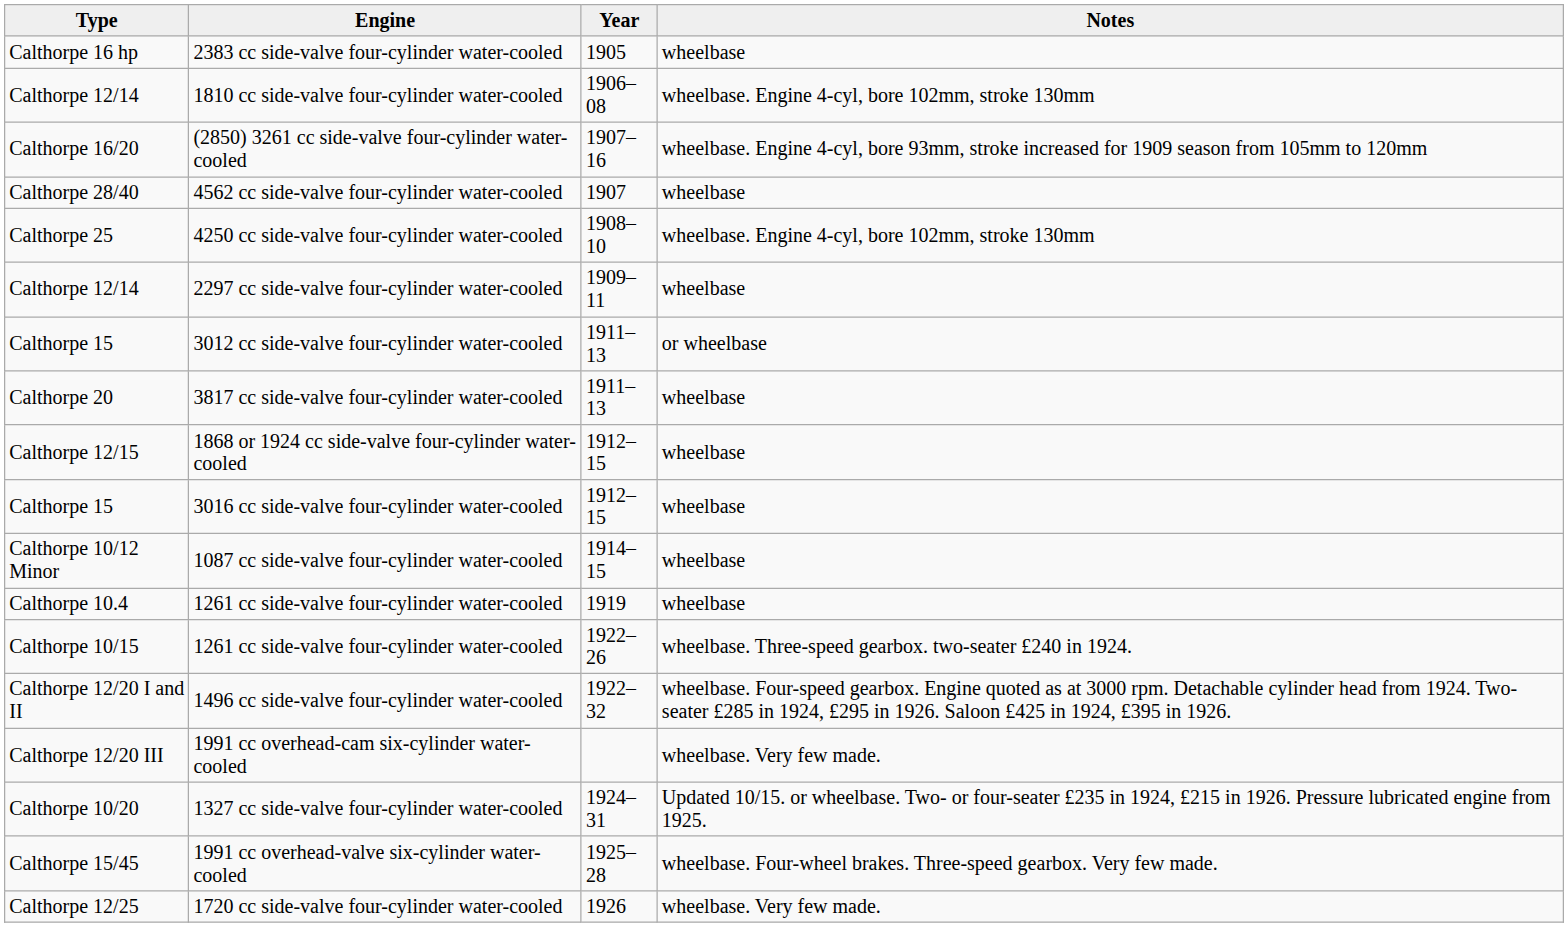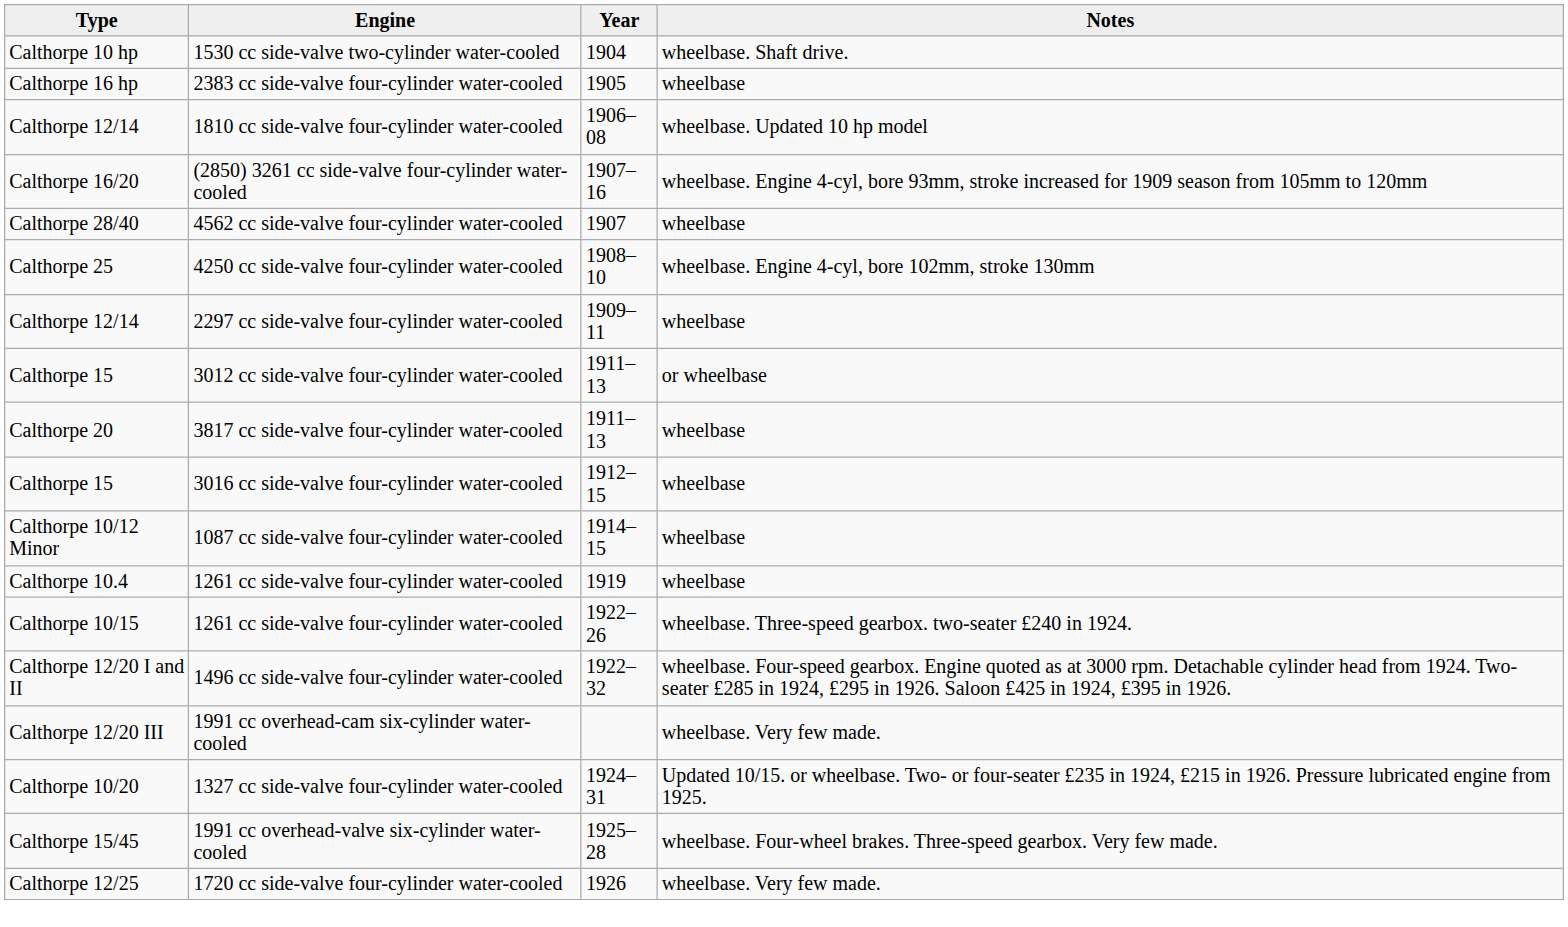+ row: (74, 52)
(878, 95) wheelbase. Engine 4-cyl, bore 102mm, stroke 130mm -> (795, 126) wheelbase. Updated 10 hp model
- row: (74, 452)
